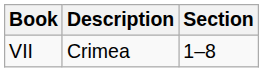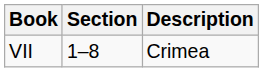columns swapped: (219, 19) <-> (121, 19)
